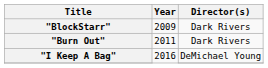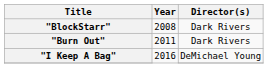(165, 26) 2009 -> (165, 26) 2008
